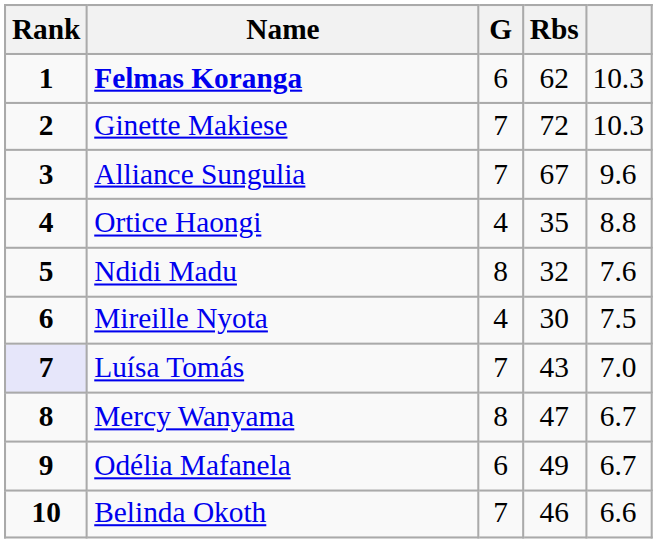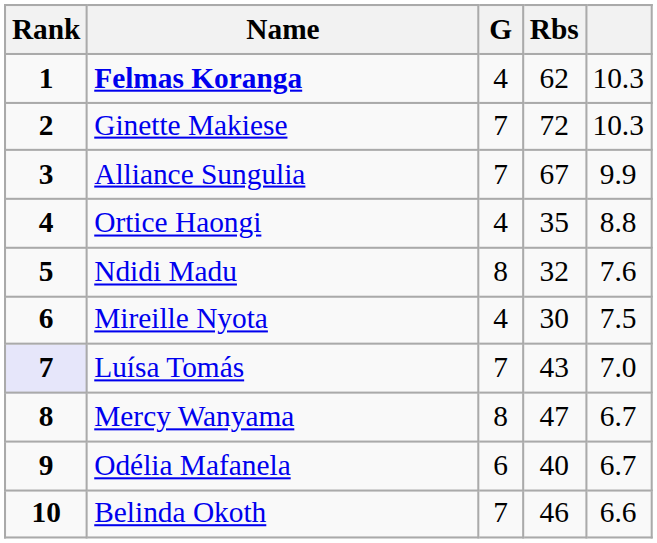(501, 77) 6 -> (501, 77) 4
(618, 174) 9.6 -> (618, 174) 9.9
(554, 465) 49 -> (554, 465) 40
